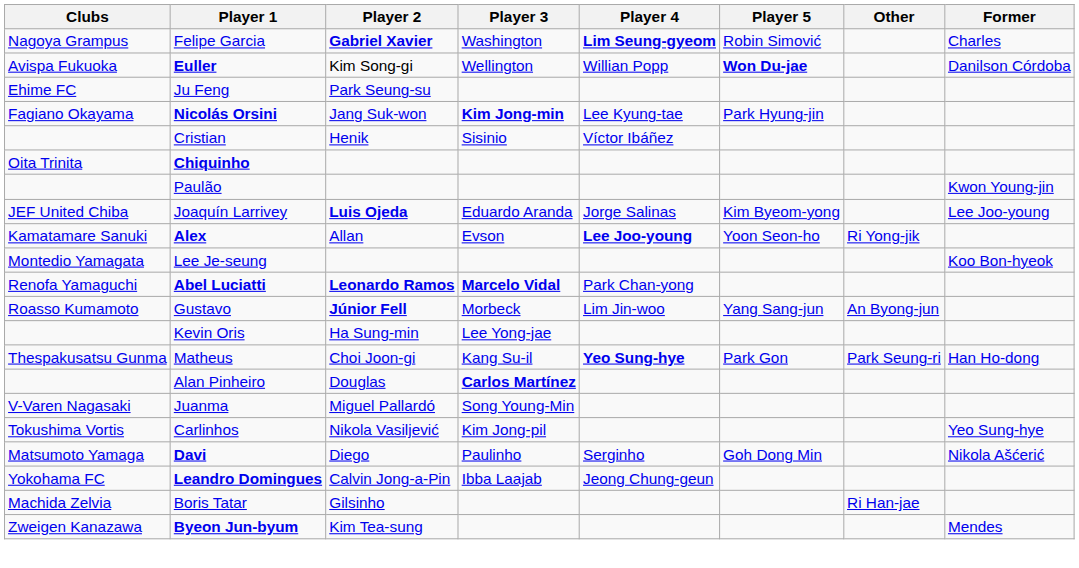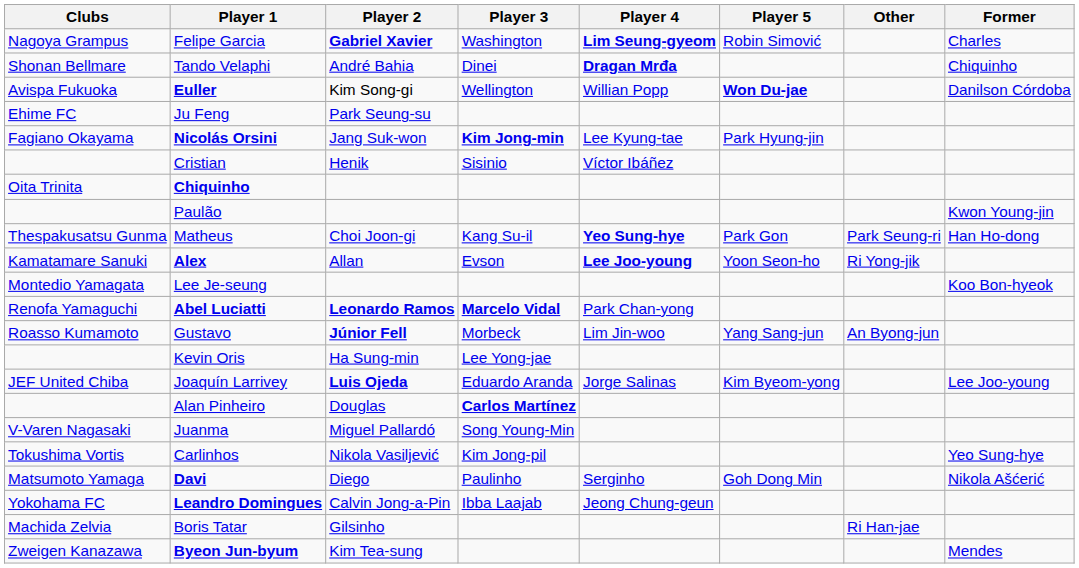+ row: (222, 65)
rows swapped: (231, 211) <-> (203, 357)
